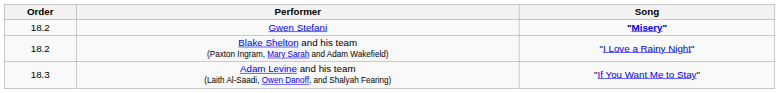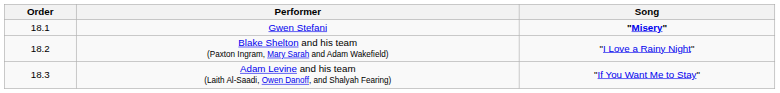(40, 27) 18.2 -> (40, 27) 18.1
